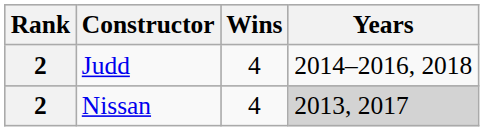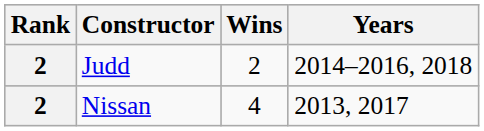(254, 65) 4 -> (254, 65) 2
(351, 105) lightgrey background -> (351, 105) no background
